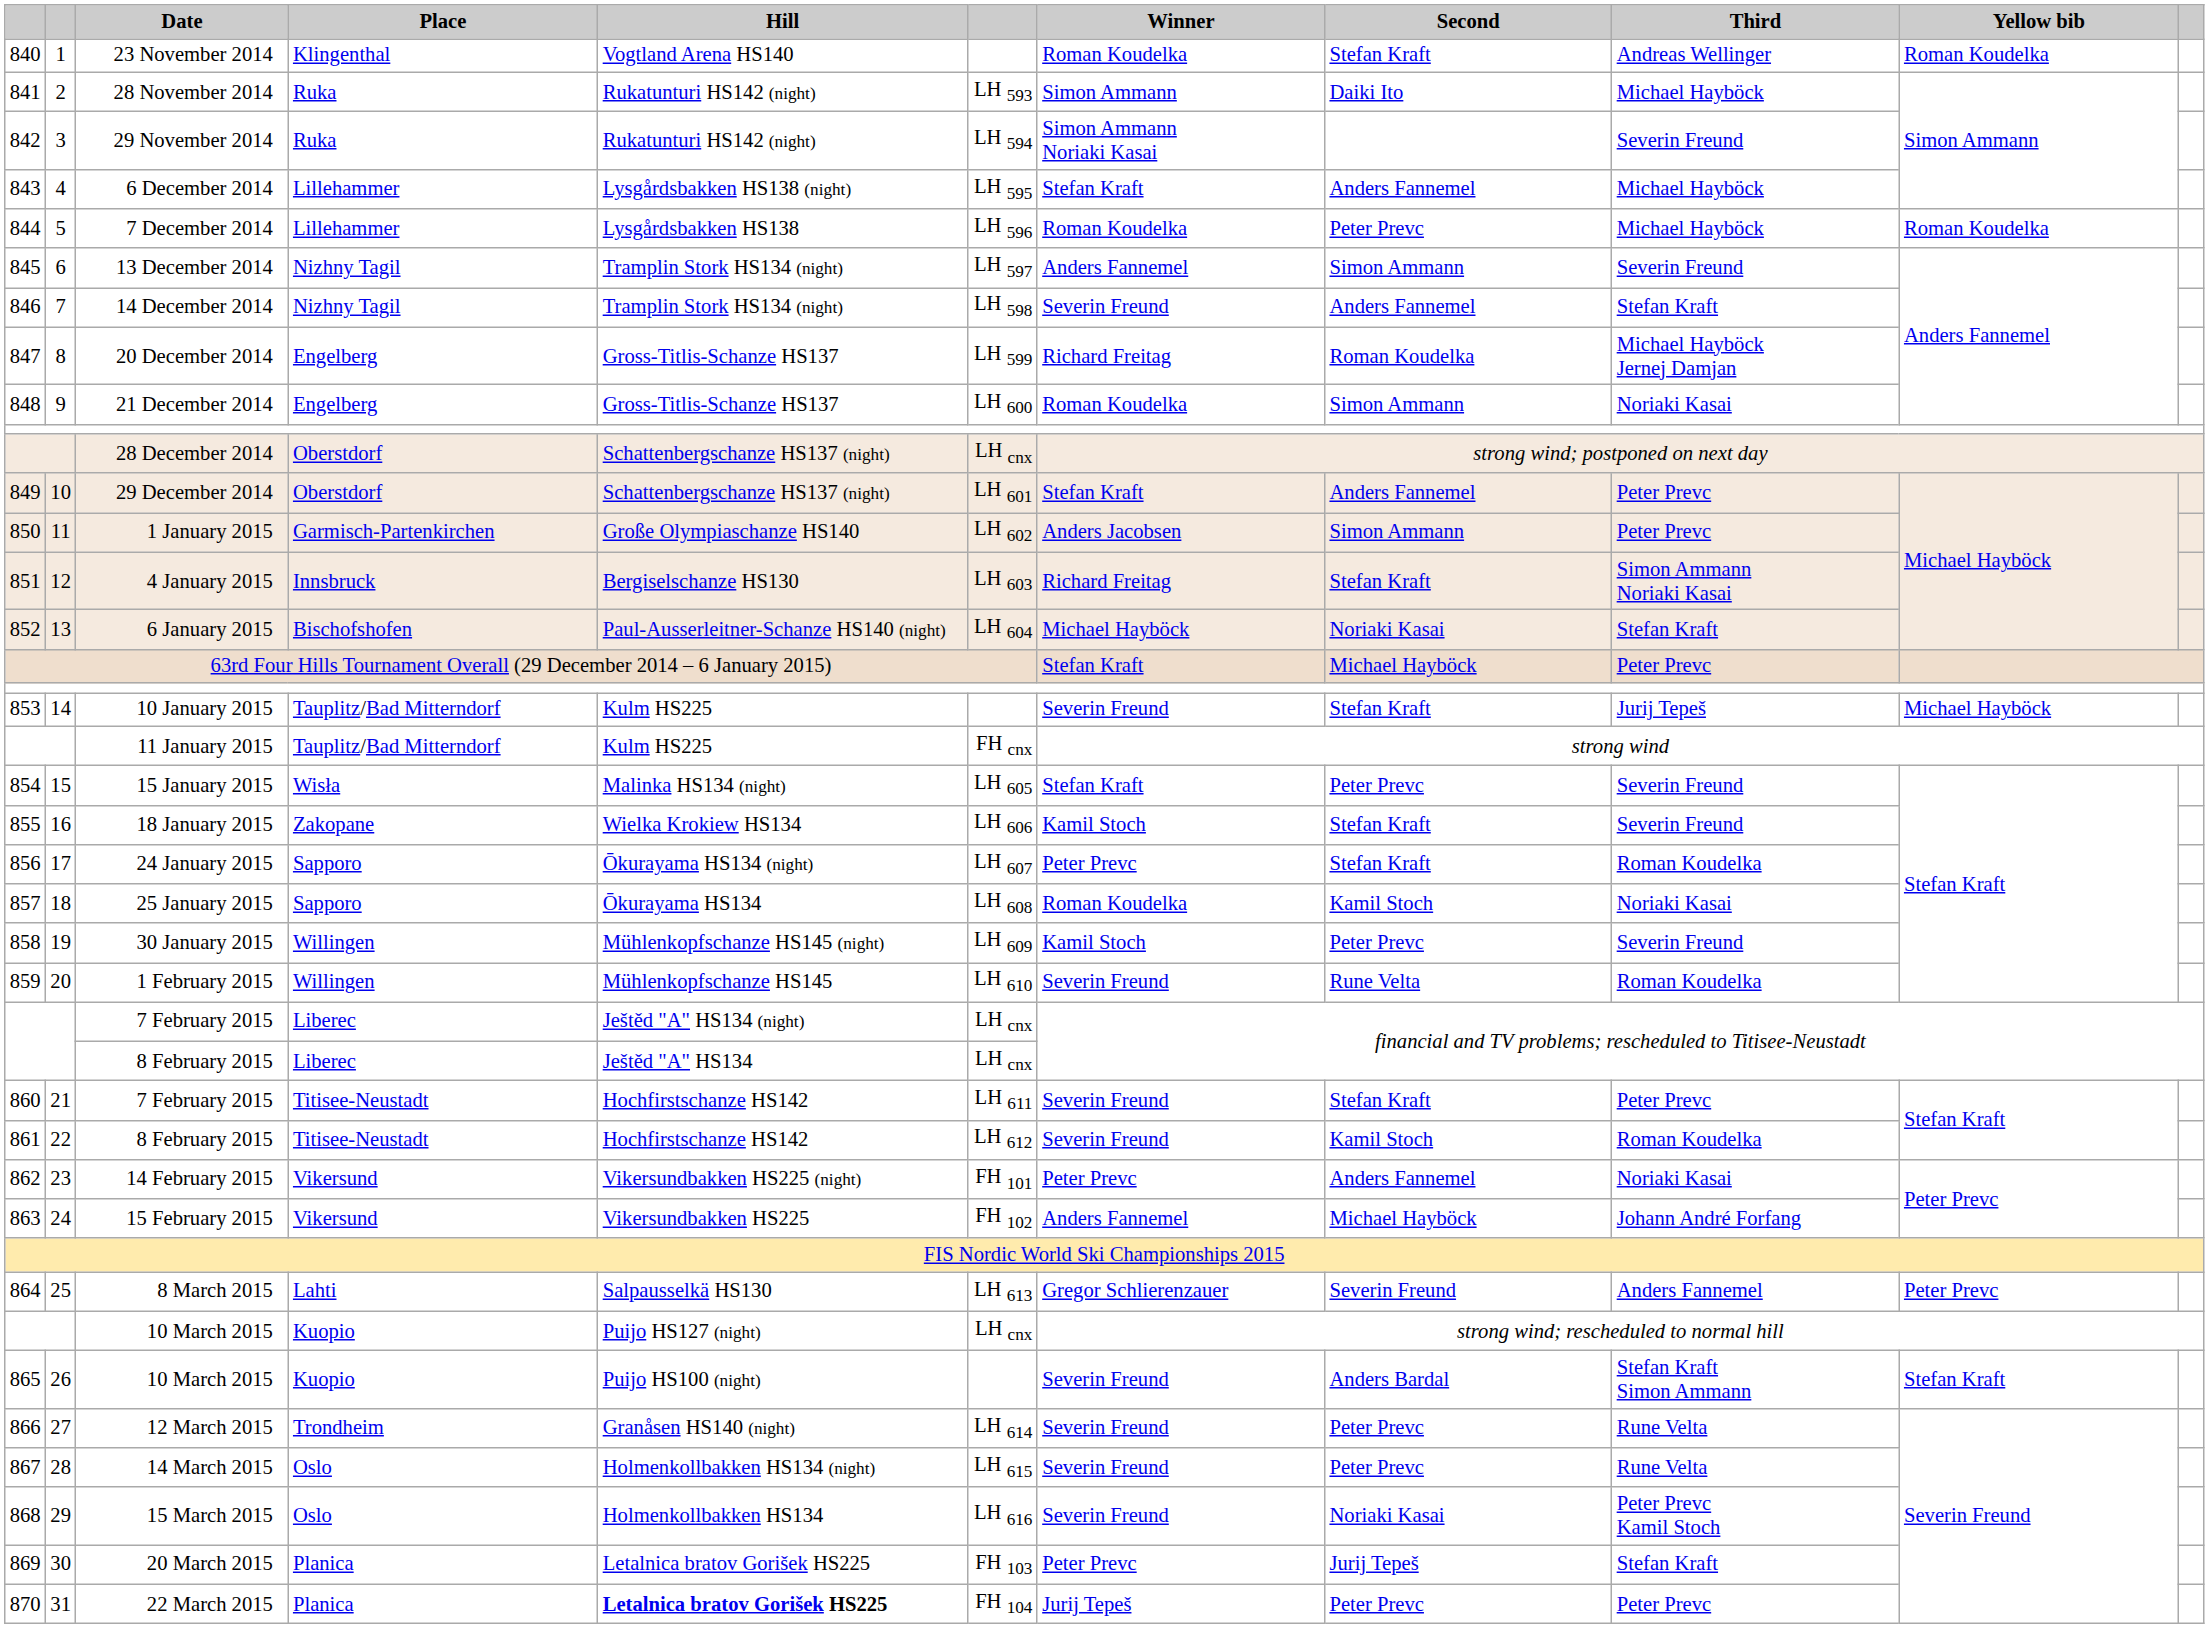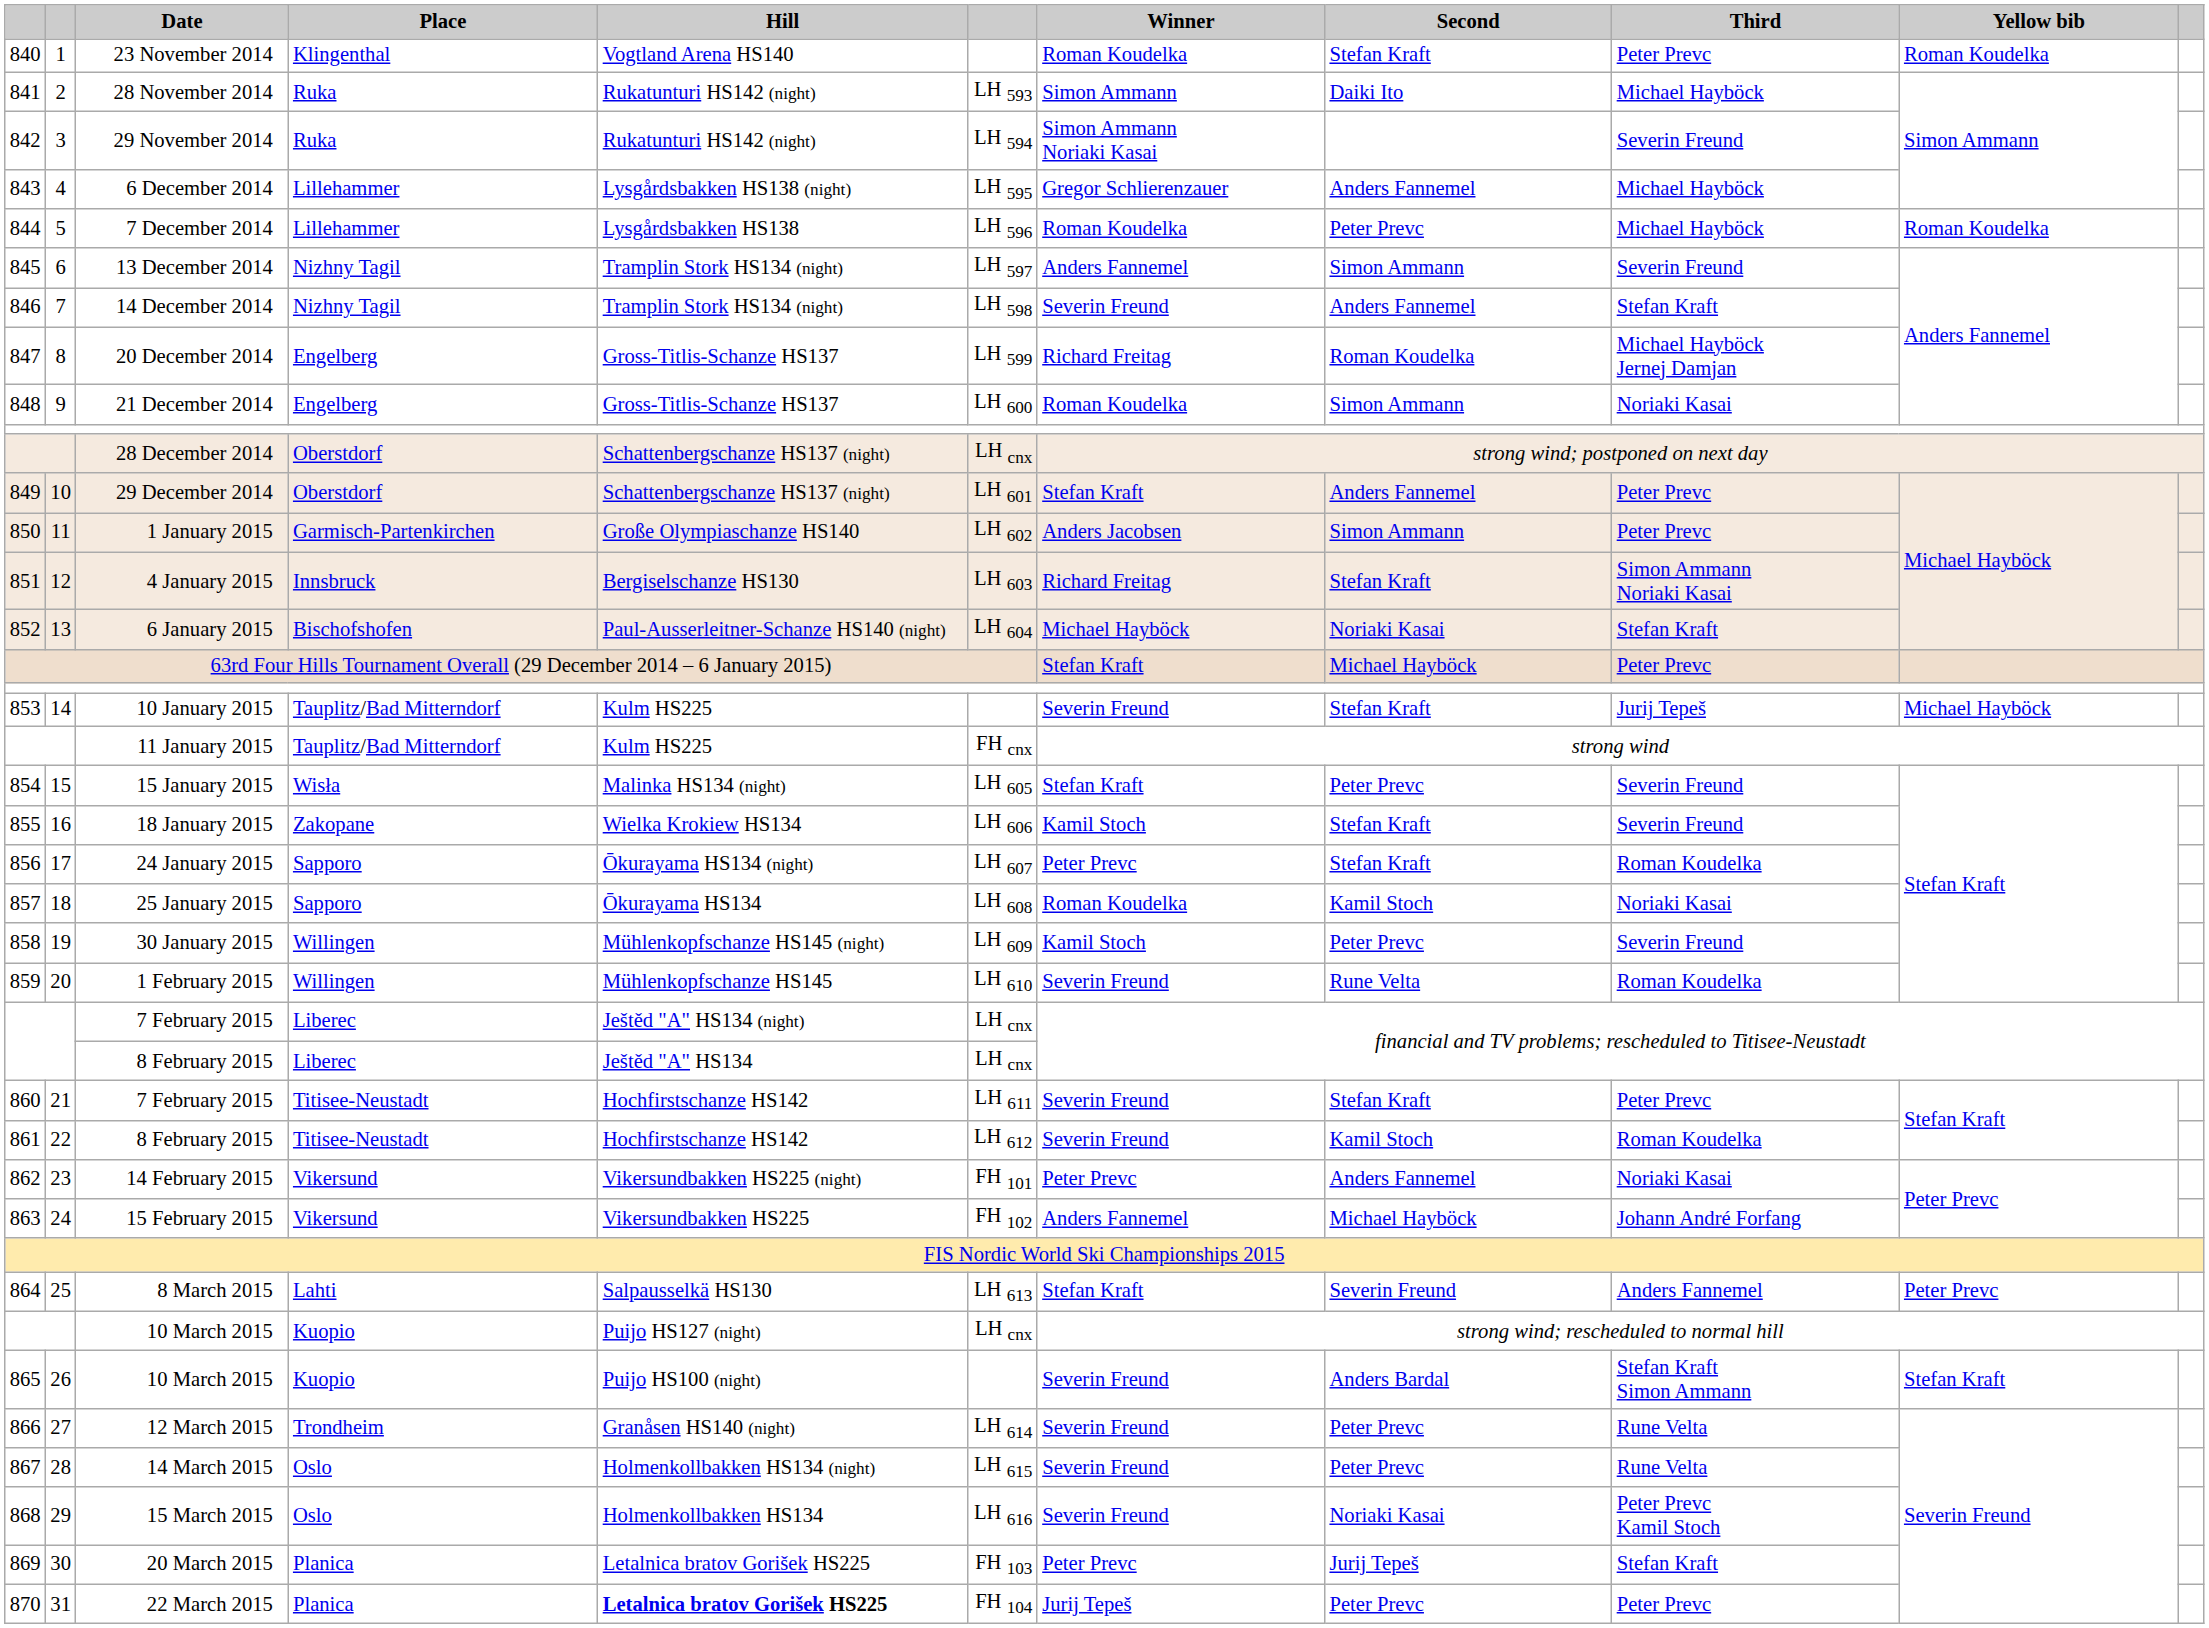(1694, 54) Andreas Wellinger -> (1664, 54) Peter Prevc
(1093, 188) Stefan Kraft -> (1135, 188) Gregor Schlierenzauer
(1135, 1291) Gregor Schlierenzauer -> (1093, 1291) Stefan Kraft
